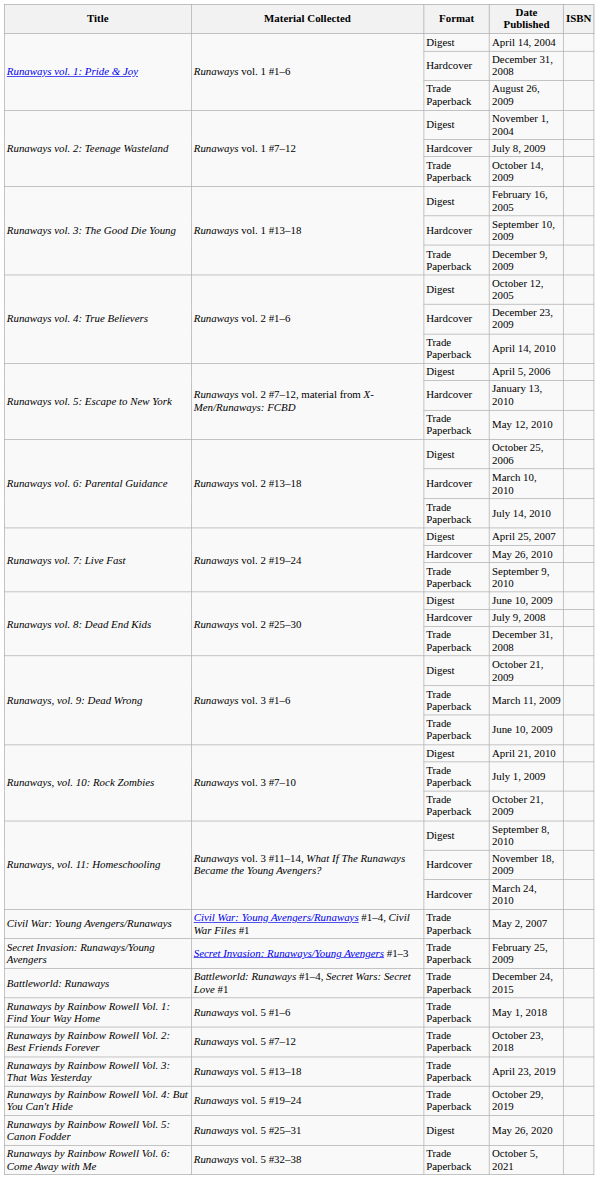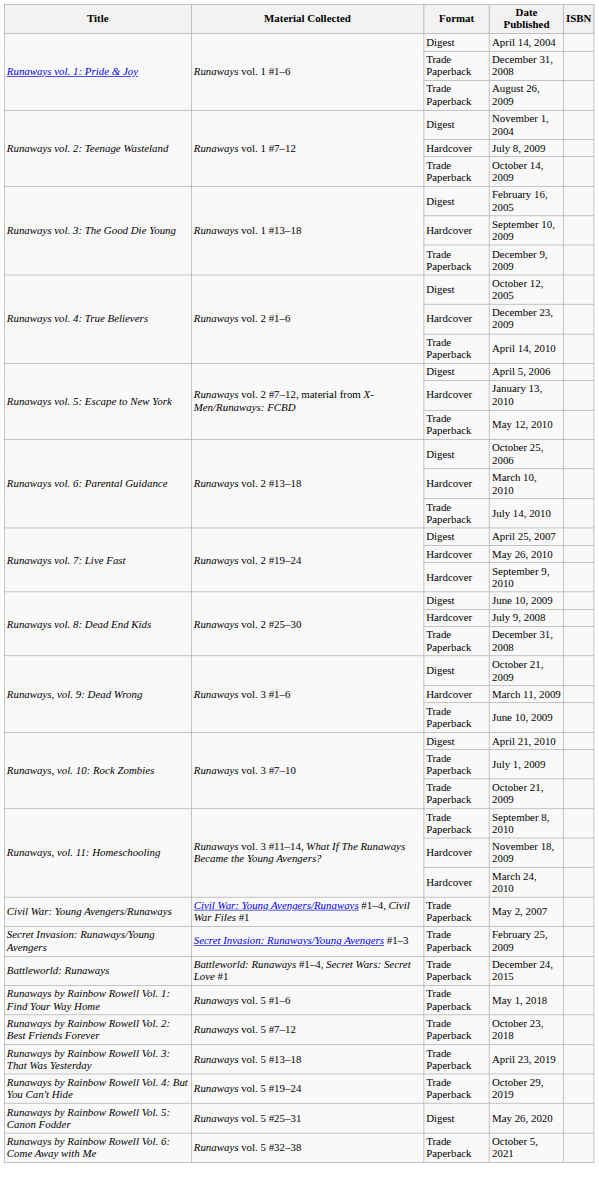(449, 65) Hardcover -> (449, 65) Trade Paperback
(449, 577) Trade Paperback -> (449, 577) Hardcover
(449, 700) Trade Paperback -> (449, 694) Hardcover
(440, 835) Digest -> (449, 823) Trade Paperback
